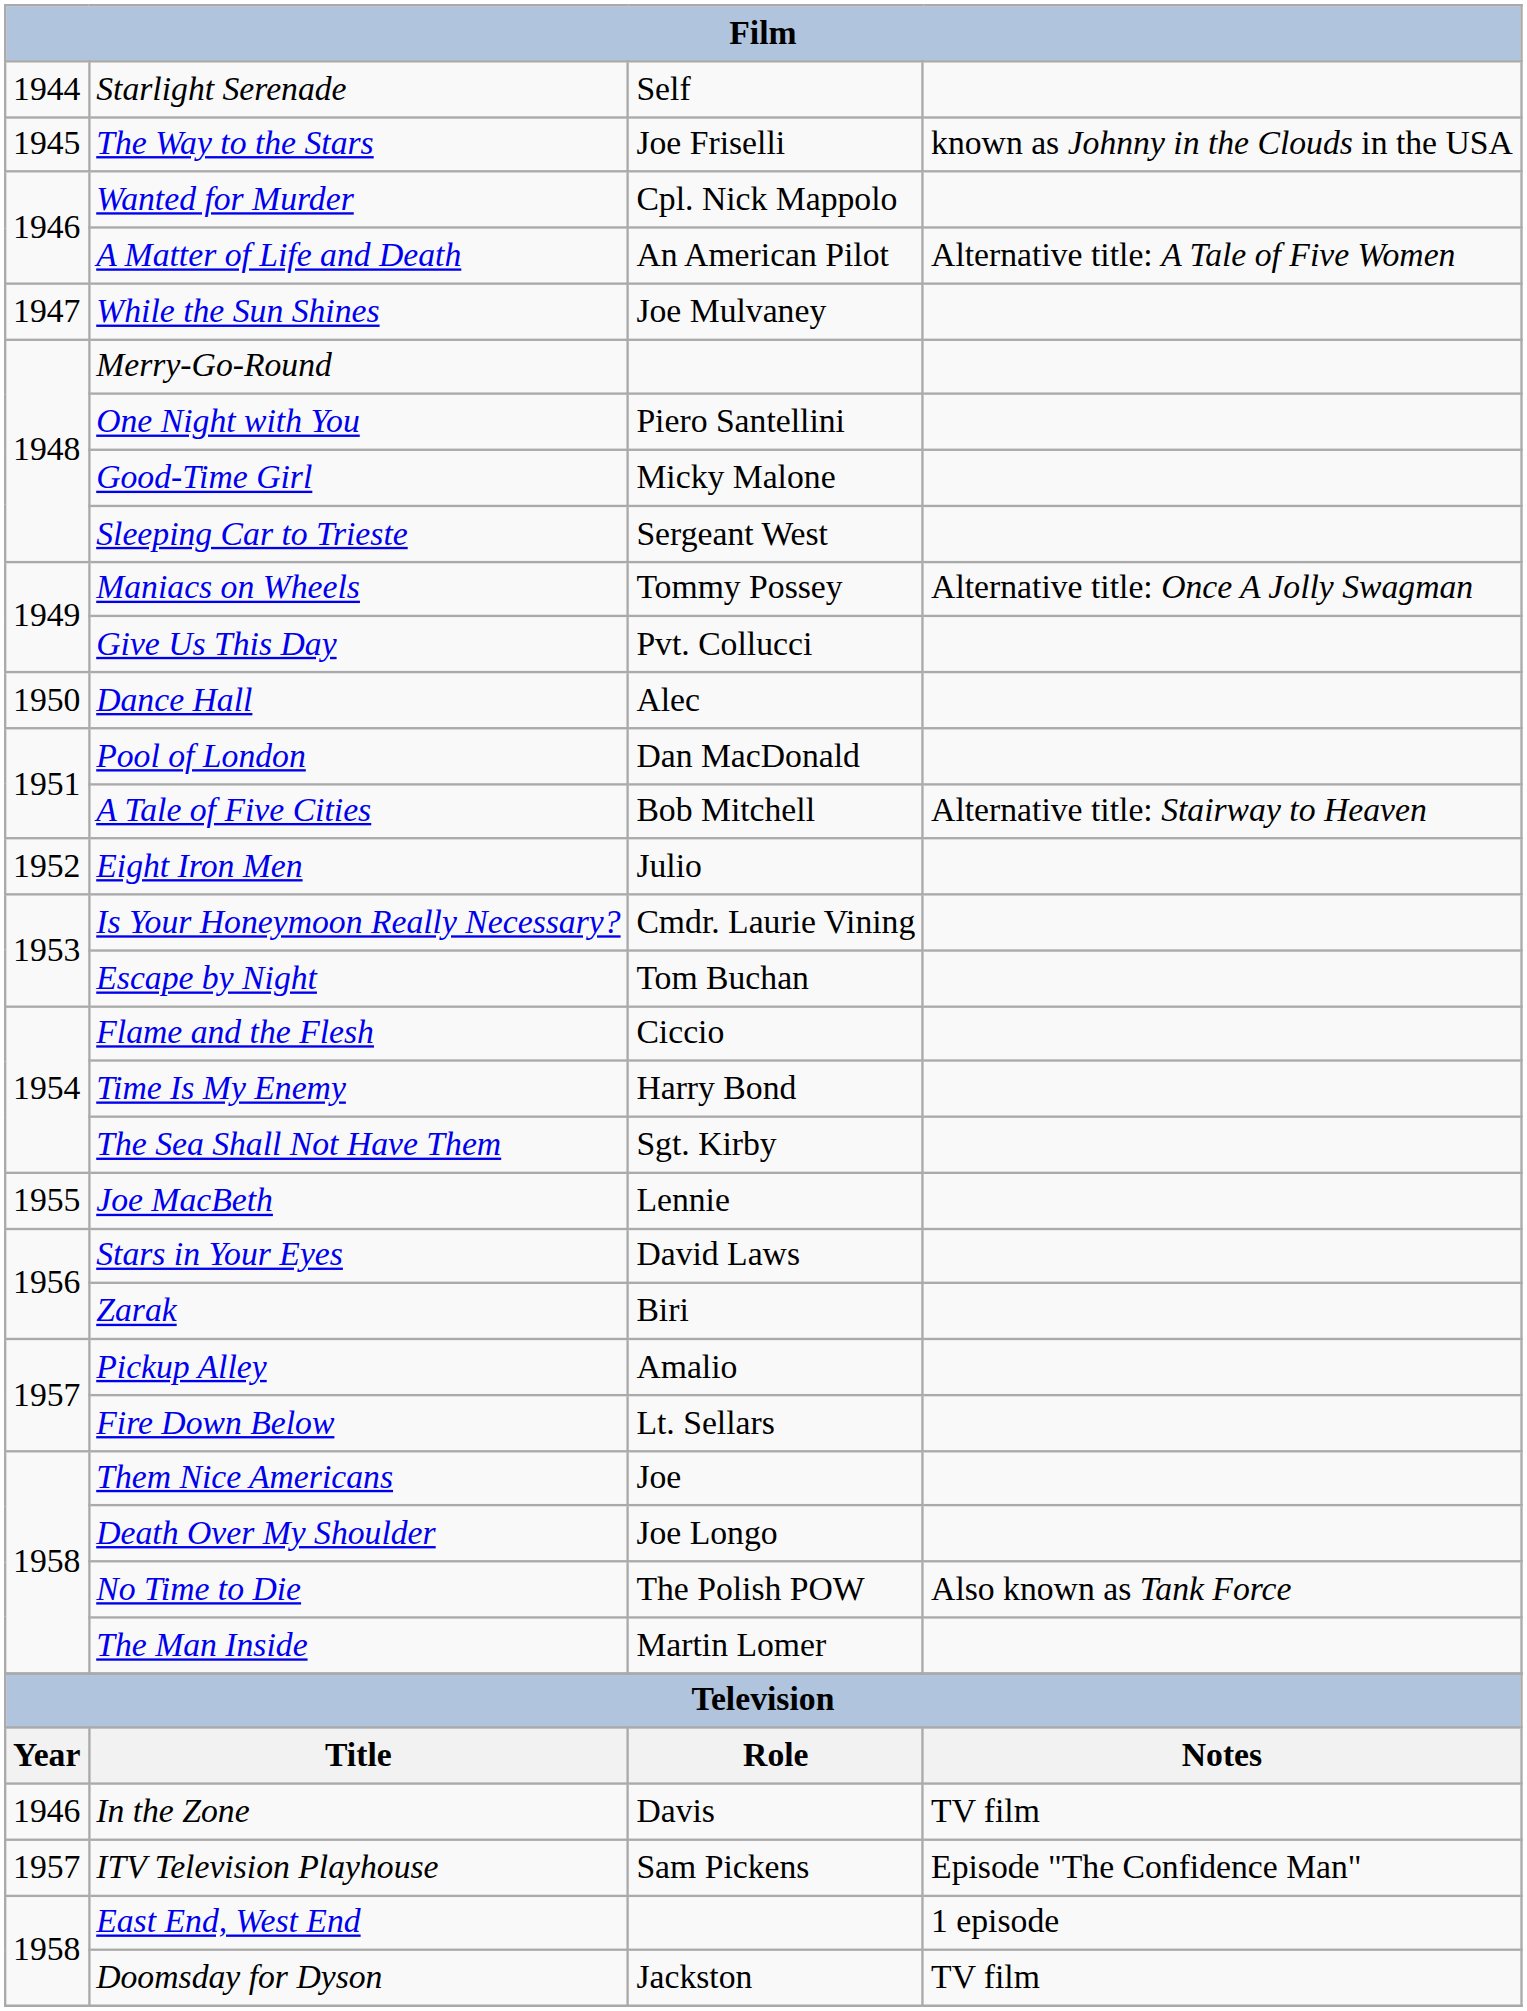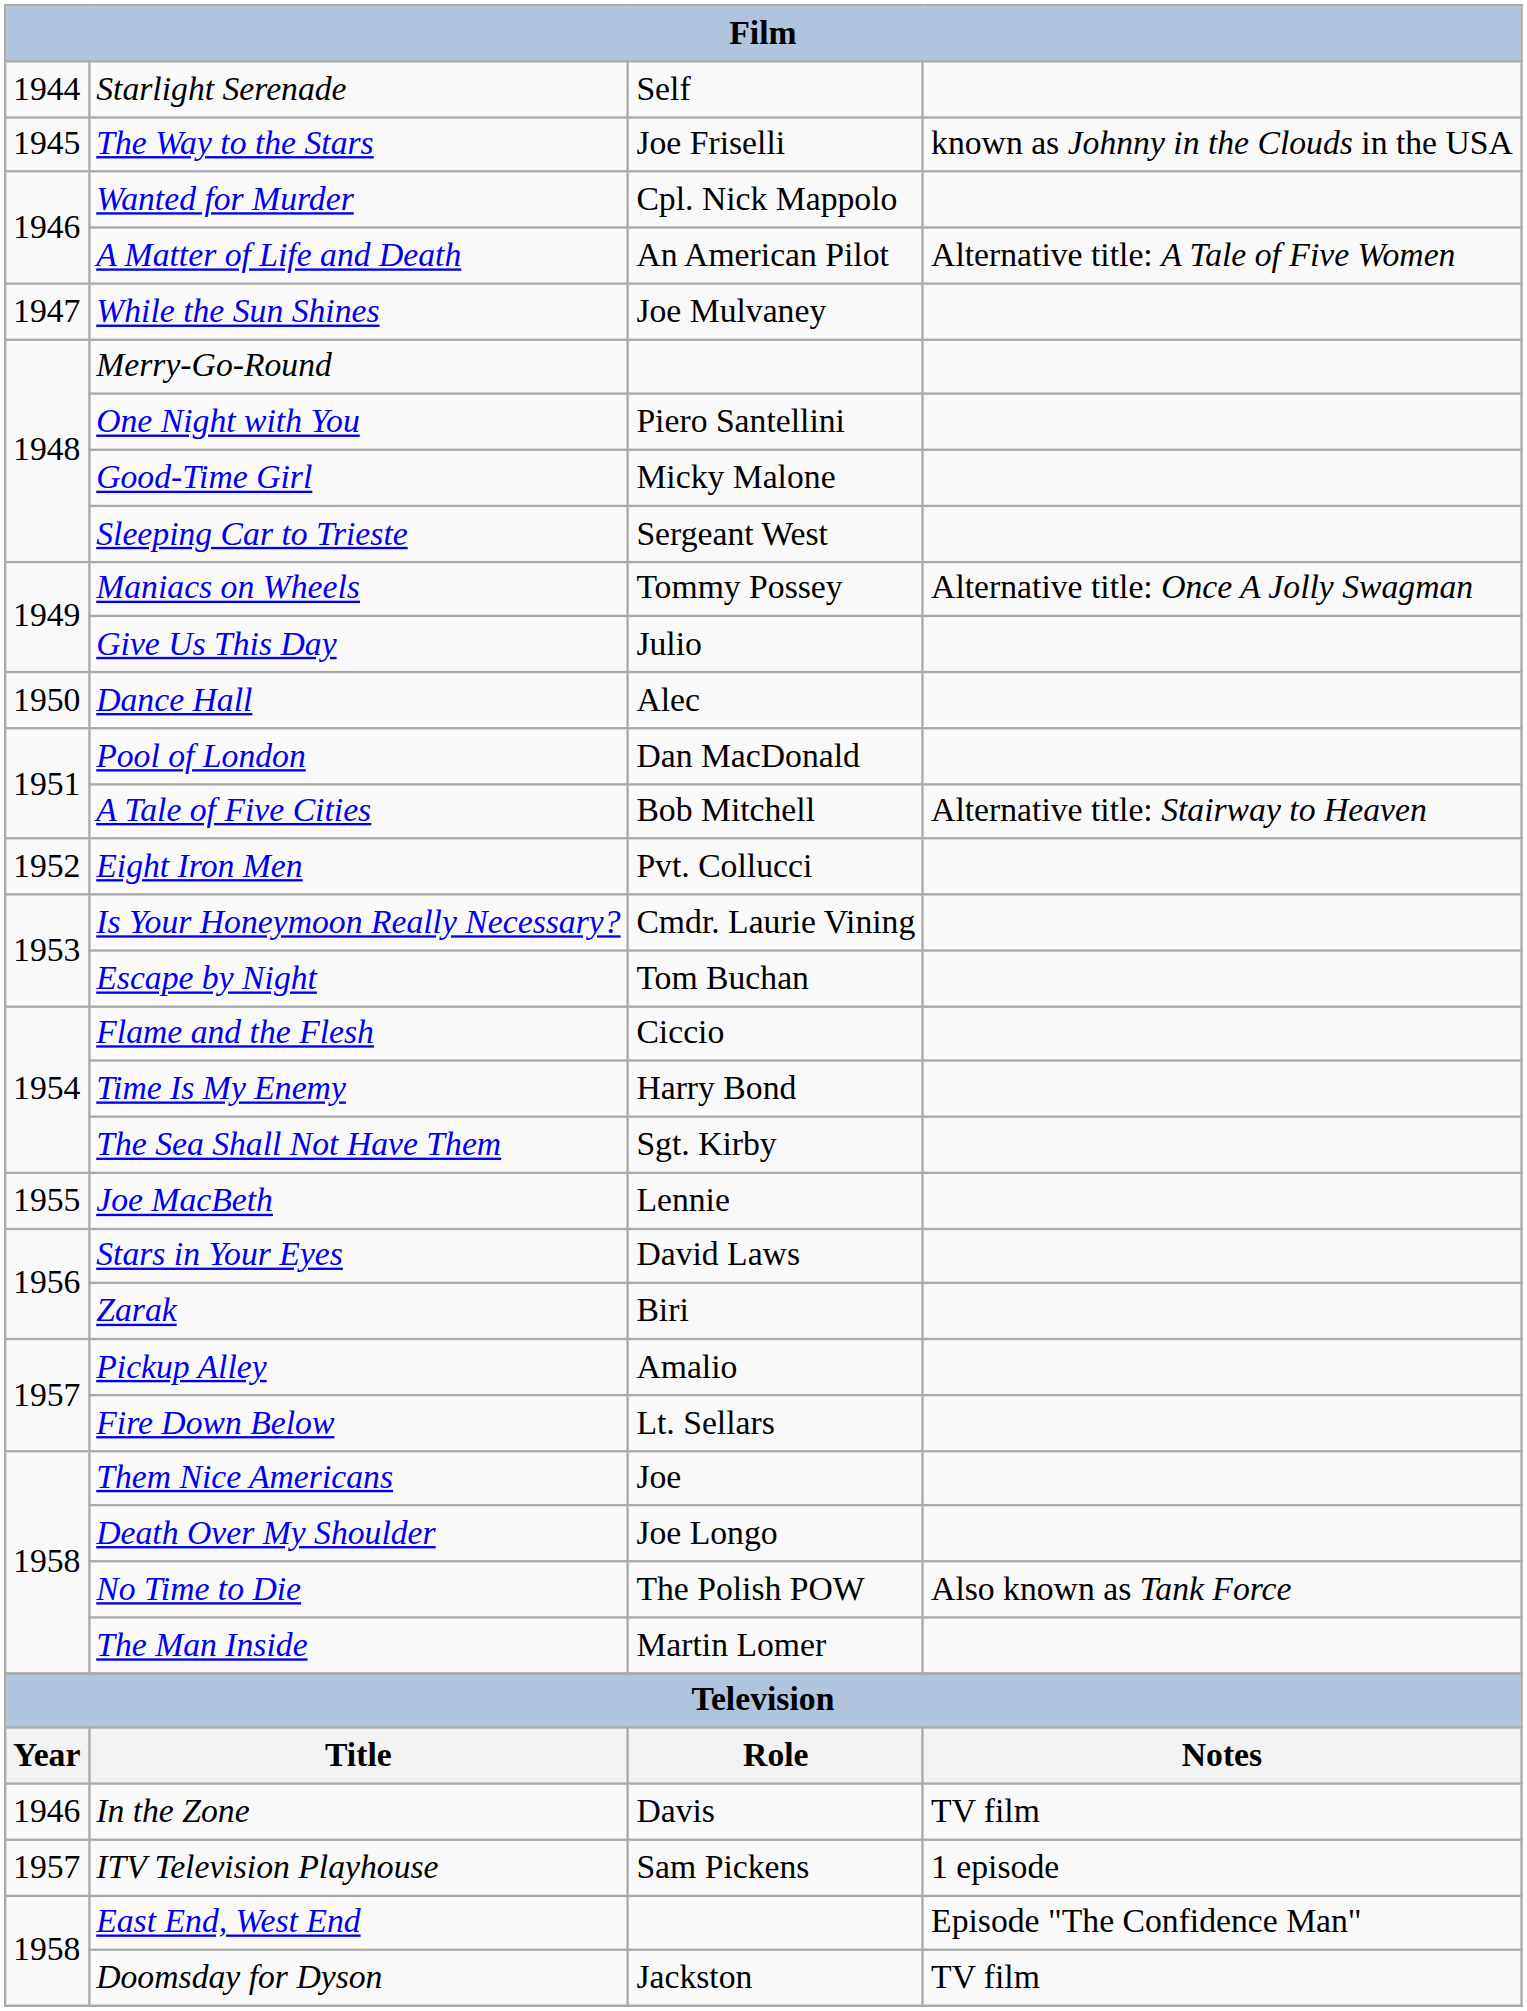(724, 644) Pvt. Collucci -> (669, 644) Julio
(669, 866) Julio -> (724, 866) Pvt. Collucci
(1146, 1866) Episode "The Confidence Man" -> (995, 1866) 1 episode
(995, 1922) 1 episode -> (1146, 1922) Episode "The Confidence Man"
